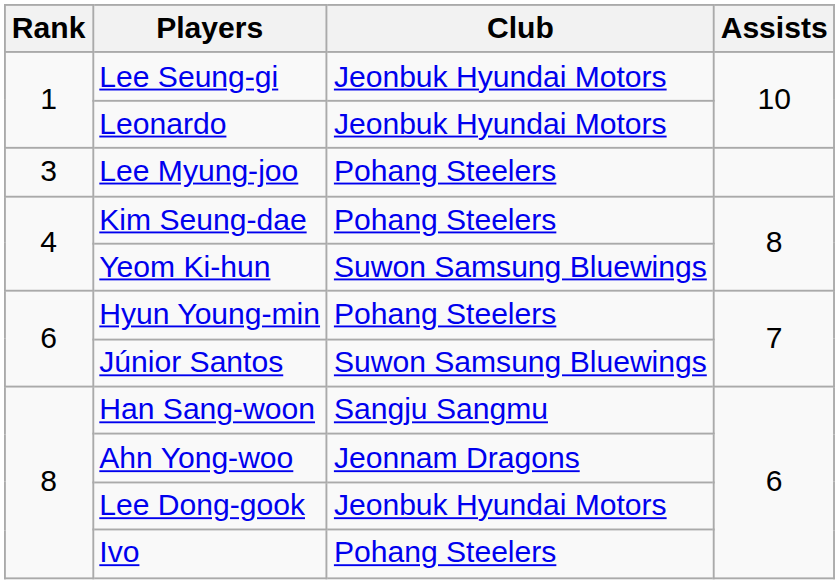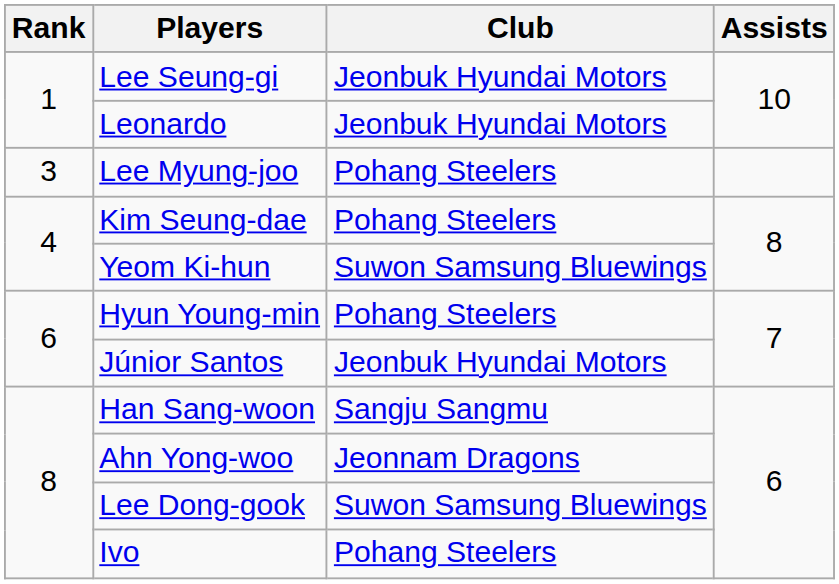(520, 362) Suwon Samsung Bluewings -> (500, 362) Jeonbuk Hyundai Motors
(500, 505) Jeonbuk Hyundai Motors -> (520, 505) Suwon Samsung Bluewings
